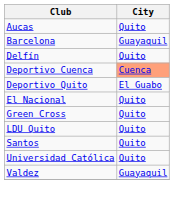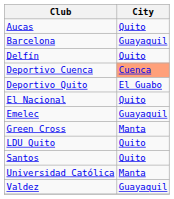+ row: (23, 114)
(132, 114) Quito -> (132, 129) Manta
(132, 158) Quito -> (132, 172) Manta
